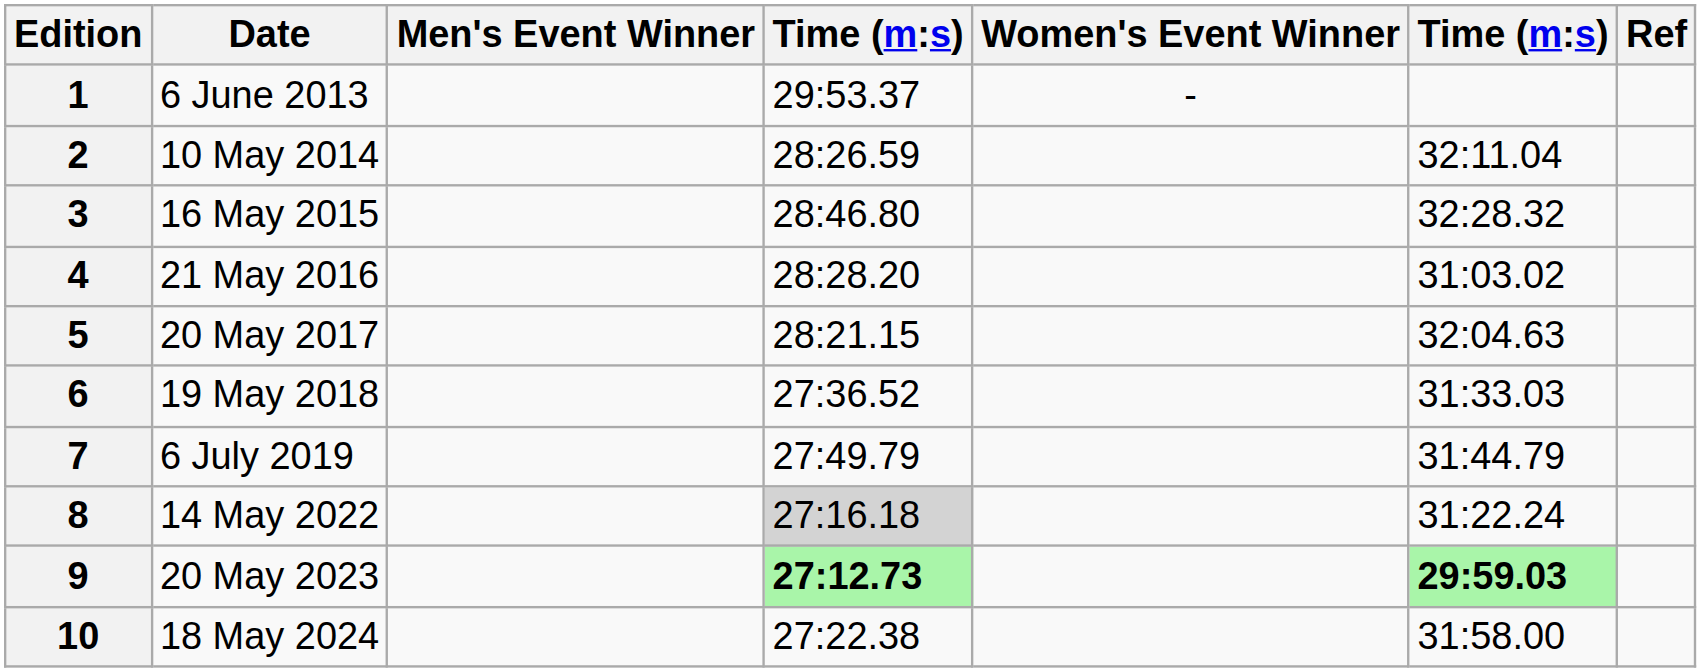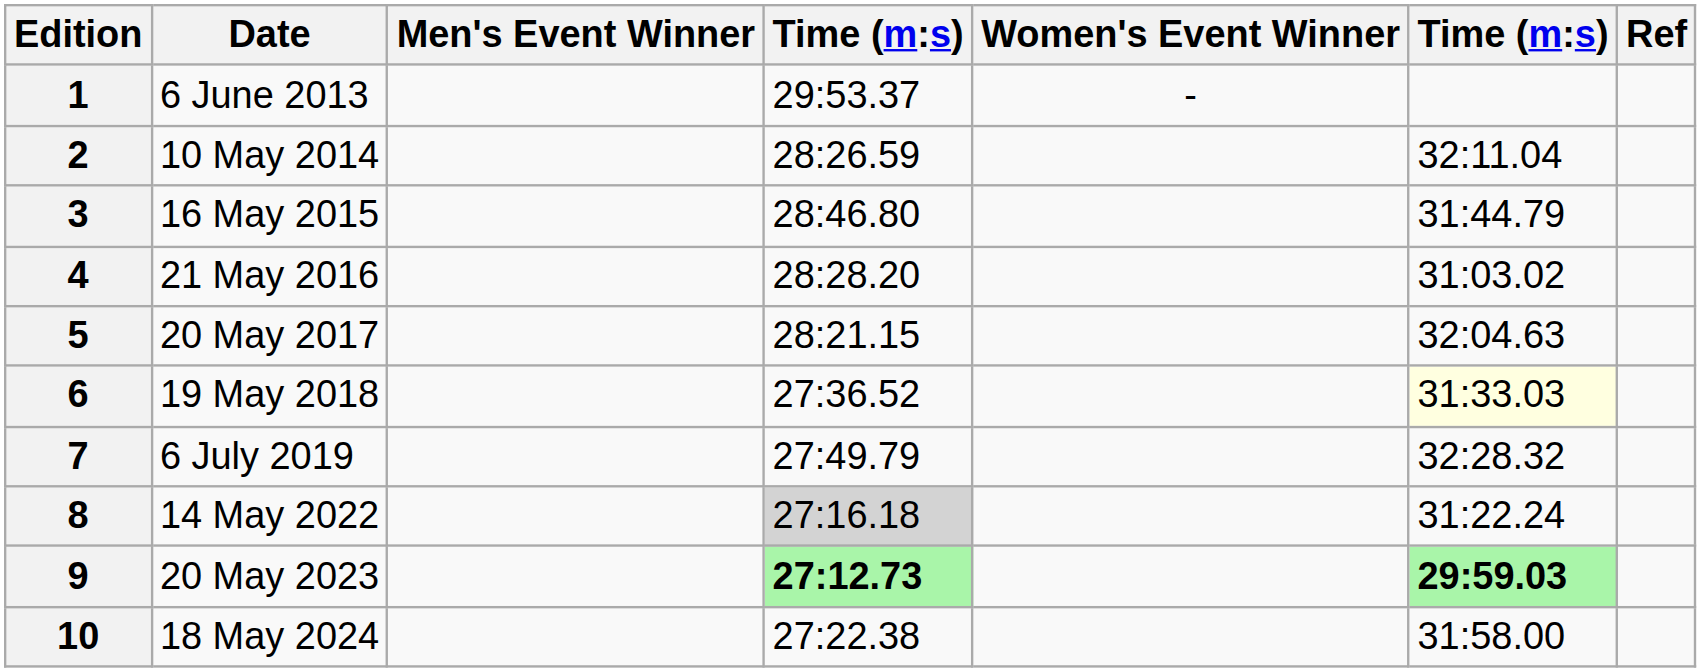(1491, 214) 32:28.32 -> (1491, 214) 31:44.79
(1491, 395) no background -> (1491, 395) lightyellow background
(1491, 455) 31:44.79 -> (1491, 455) 32:28.32
